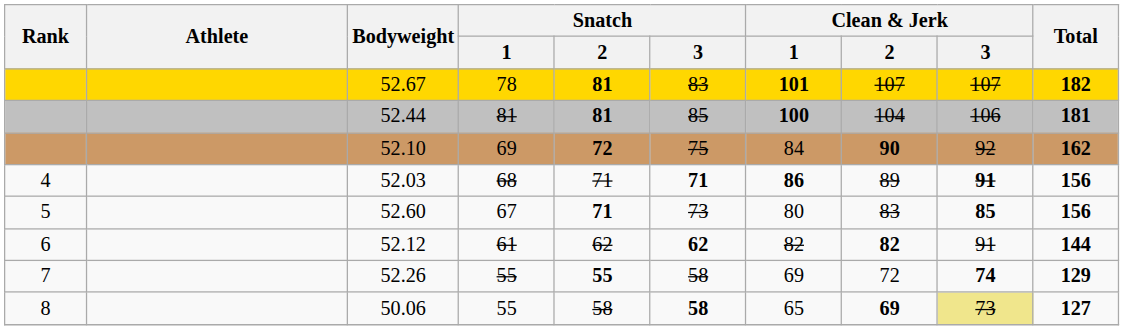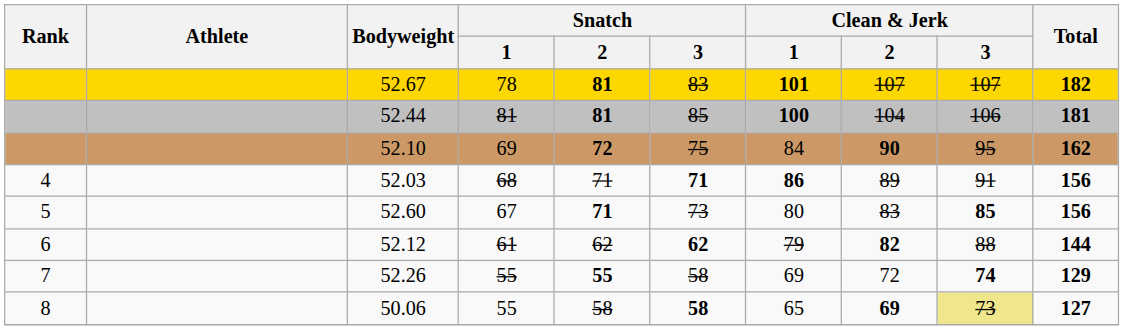(985, 148) 92 -> (985, 148) 95
(985, 180) bold -> (985, 180) normal
(794, 244) 82 -> (794, 244) 79
(985, 244) 91 -> (985, 244) 88
